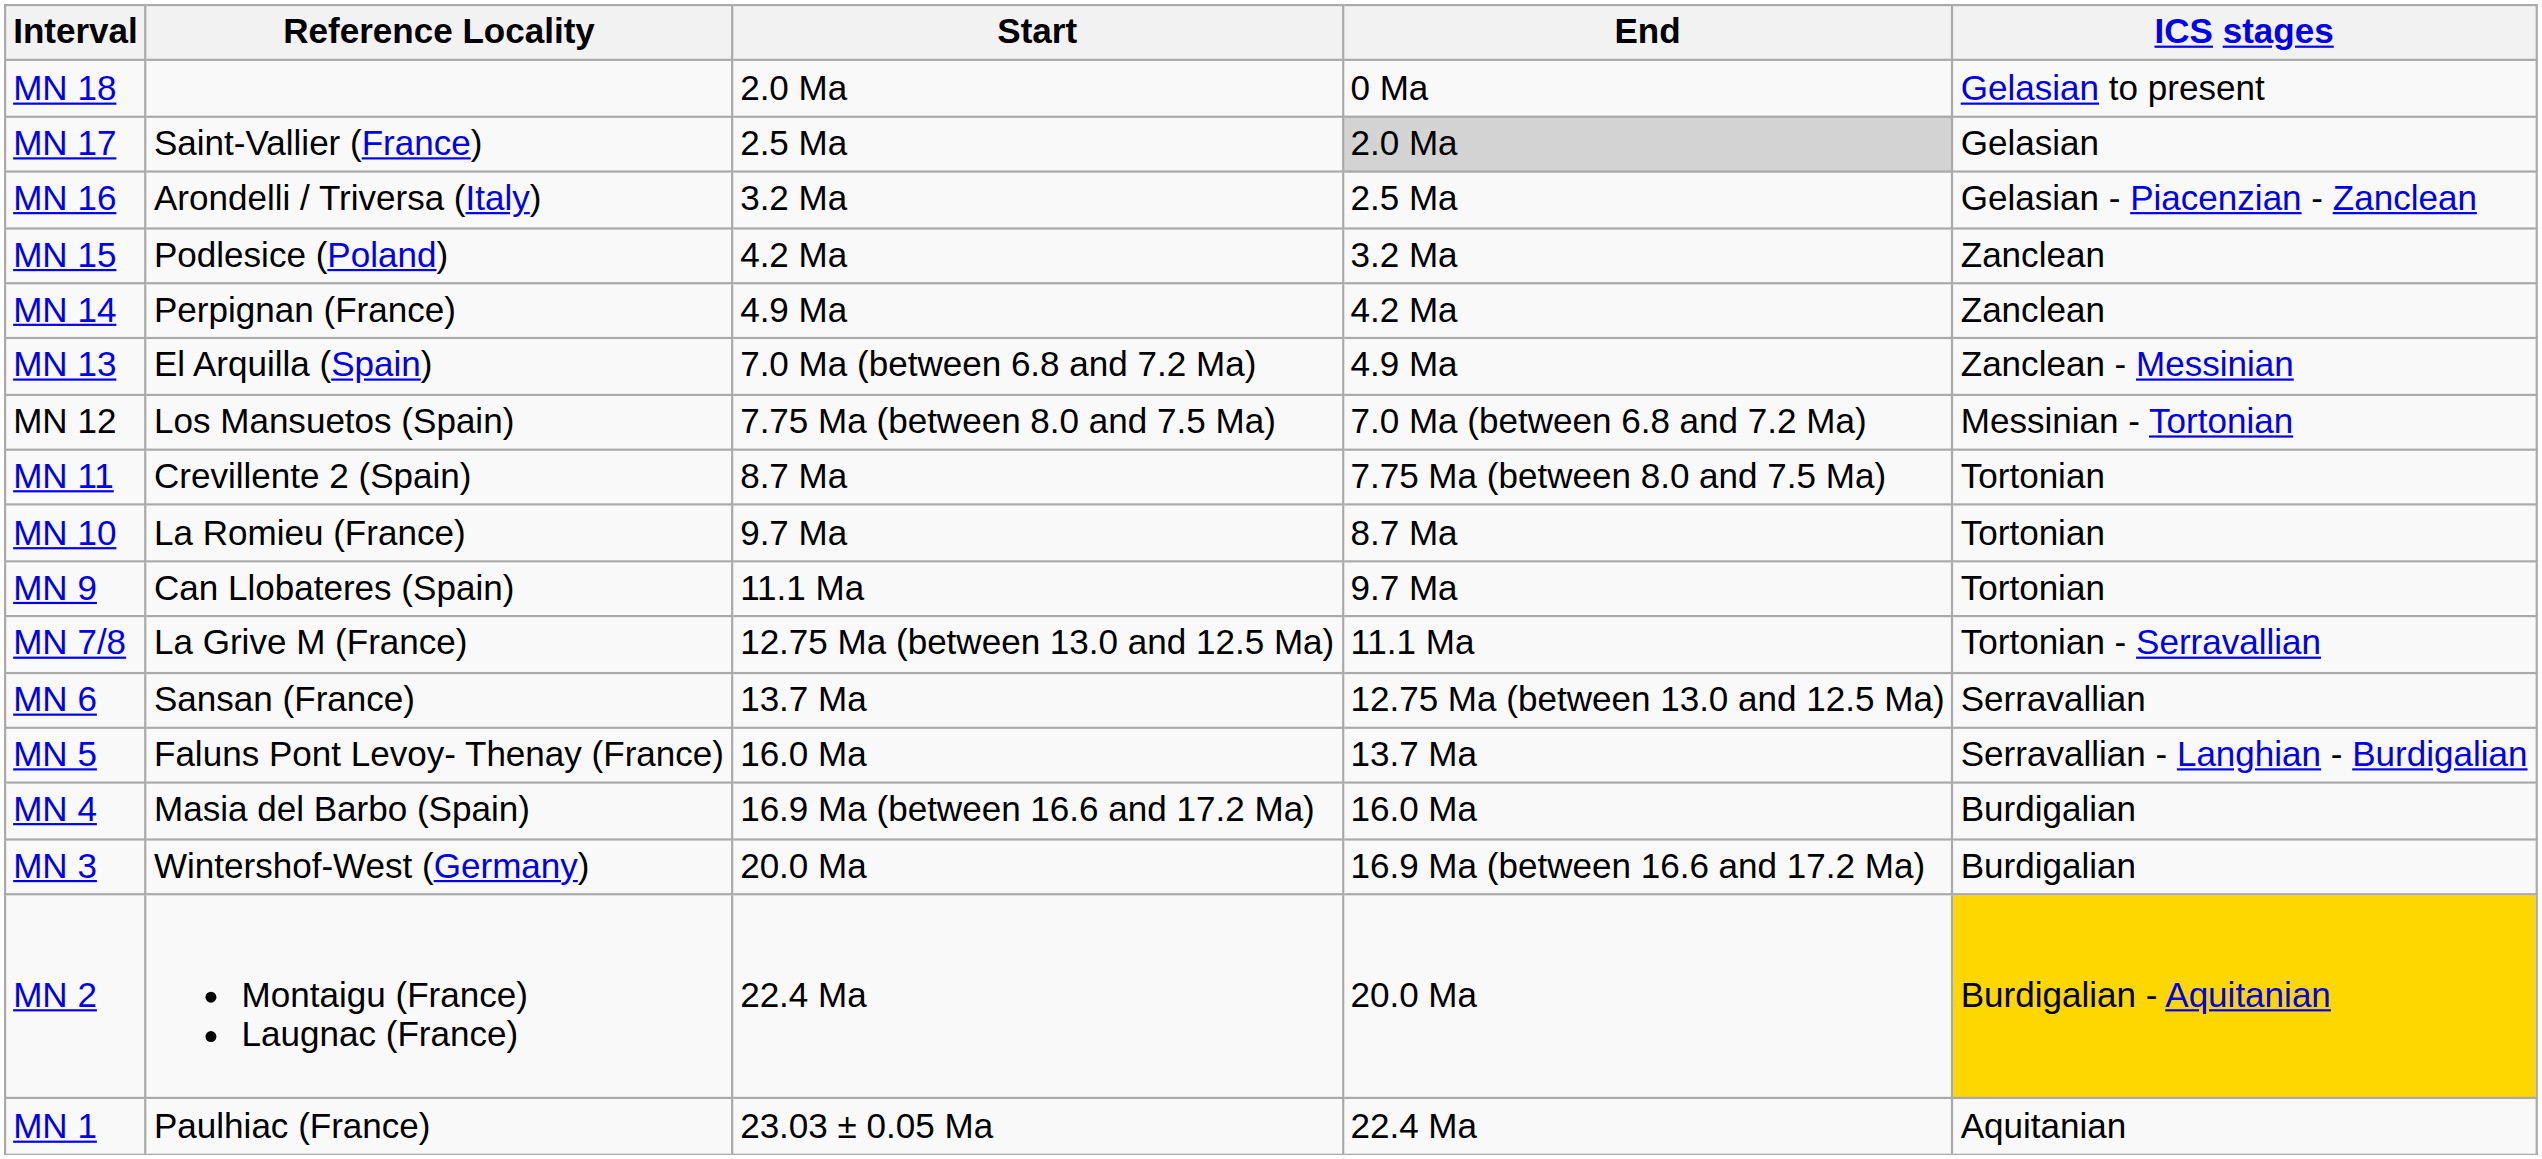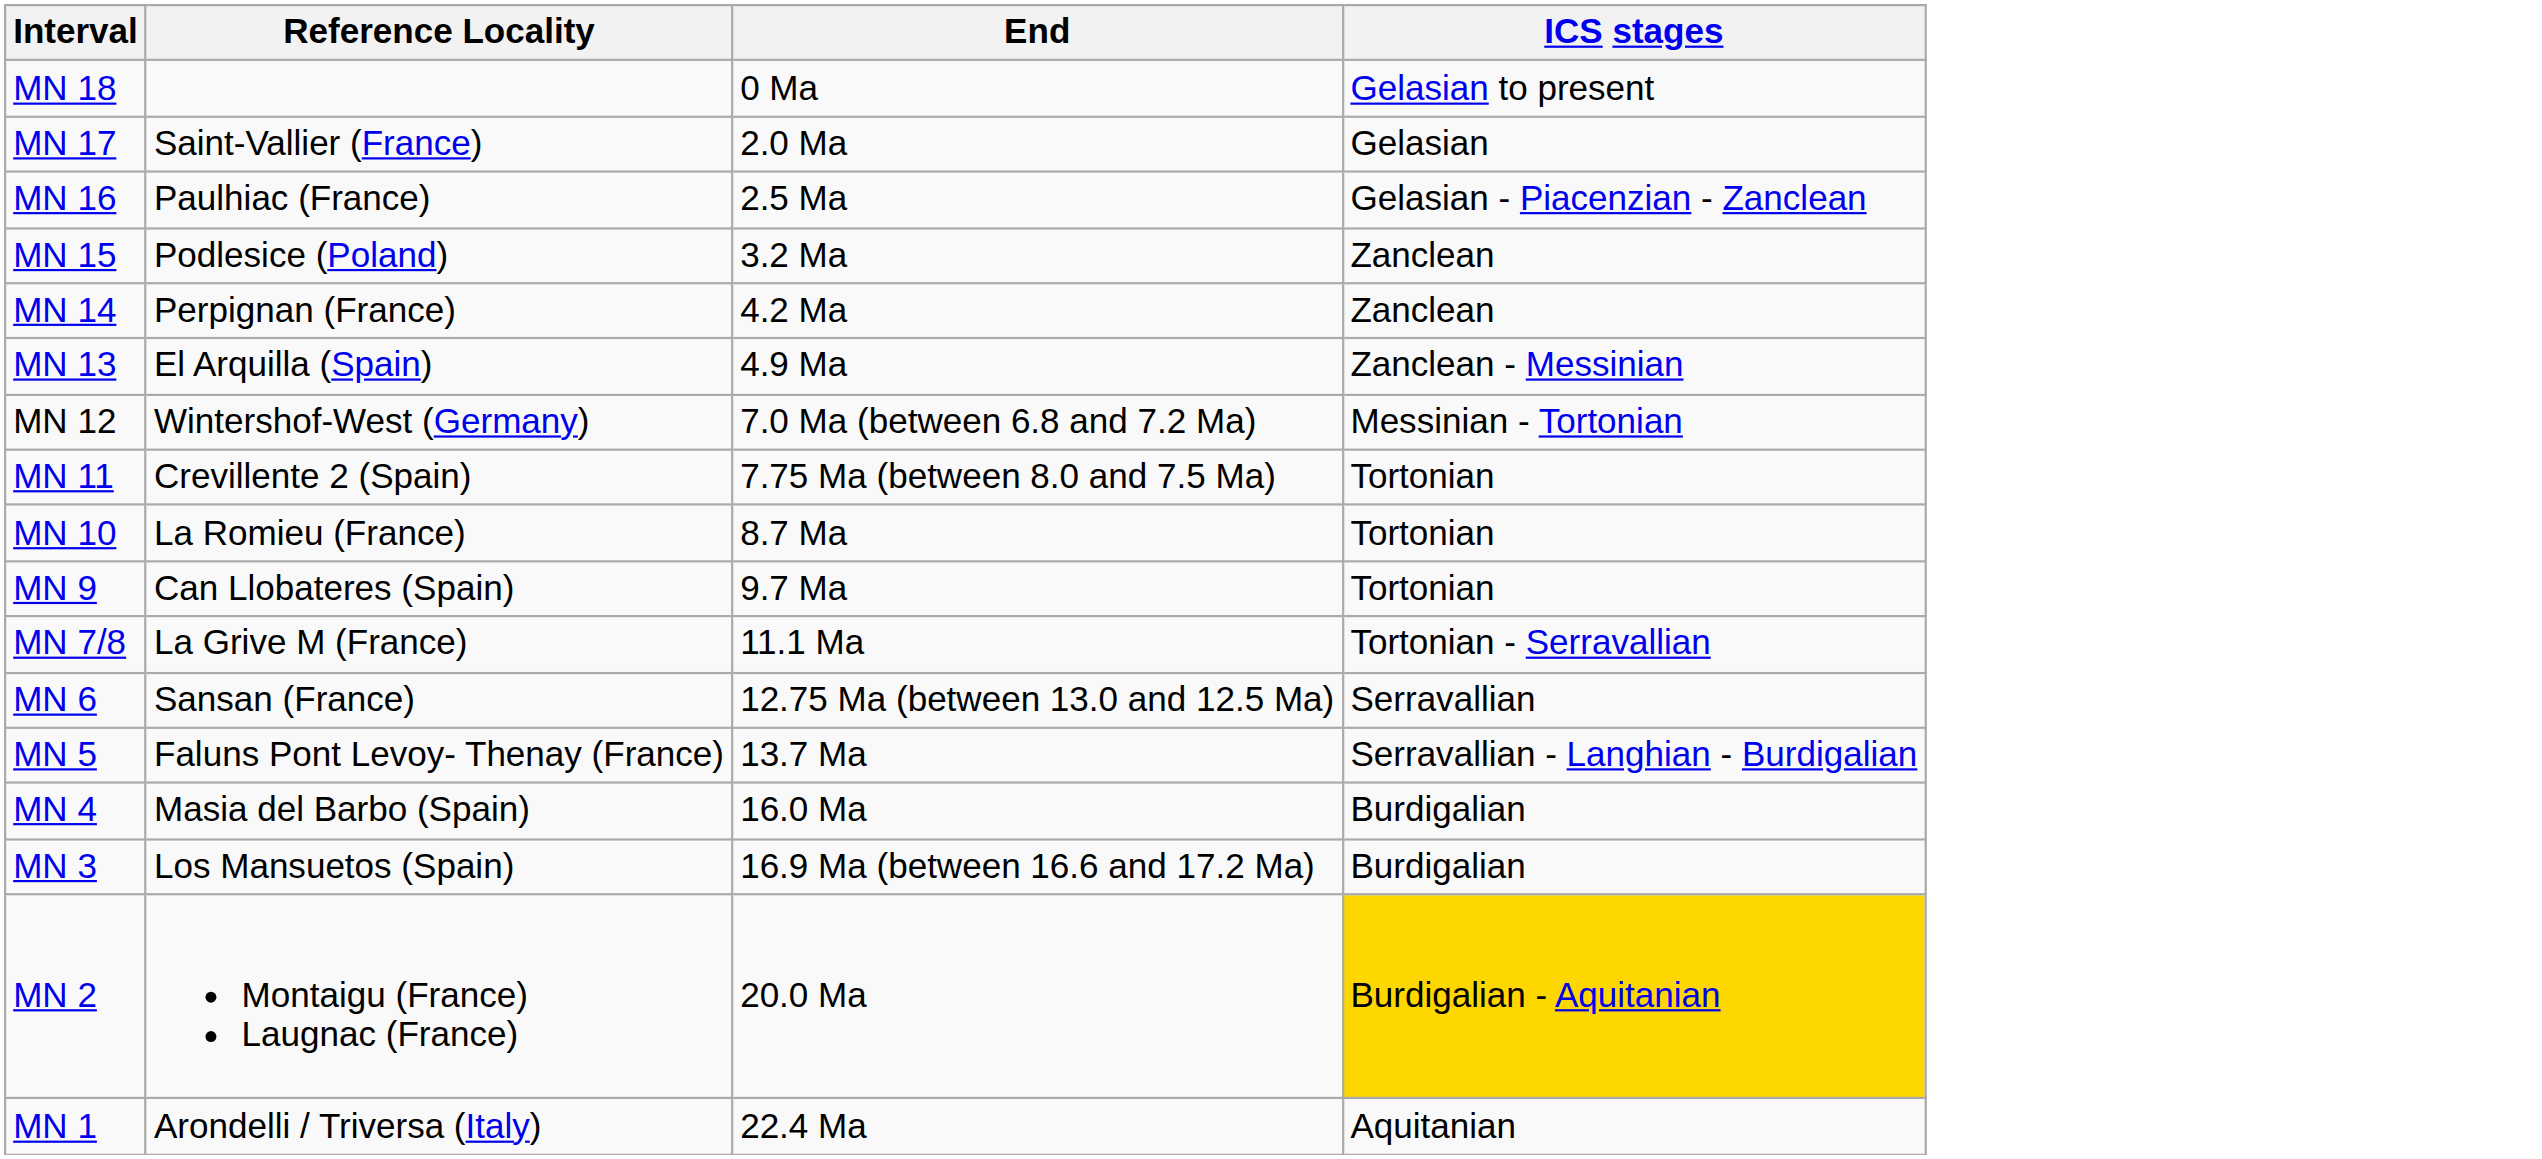- column: (1037, 32)
(1404, 143) lightgrey background -> (794, 143) no background
(348, 198) Arondelli / Triversa (Italy) -> (292, 198) Paulhiac (France)
(334, 421) Los Mansuetos (Spain) -> (372, 421) Wintershof-West (Germany)
(372, 865) Wintershof-West (Germany) -> (334, 865) Los Mansuetos (Spain)
(292, 1125) Paulhiac (France) -> (348, 1125) Arondelli / Triversa (Italy)
